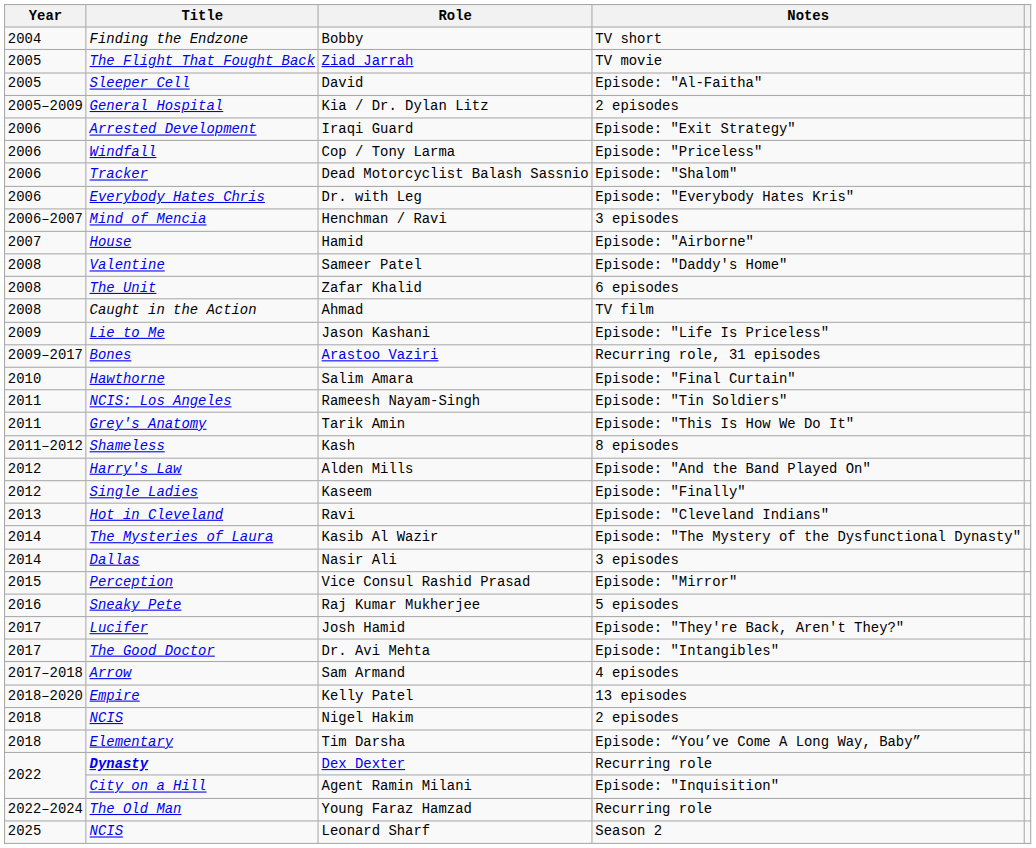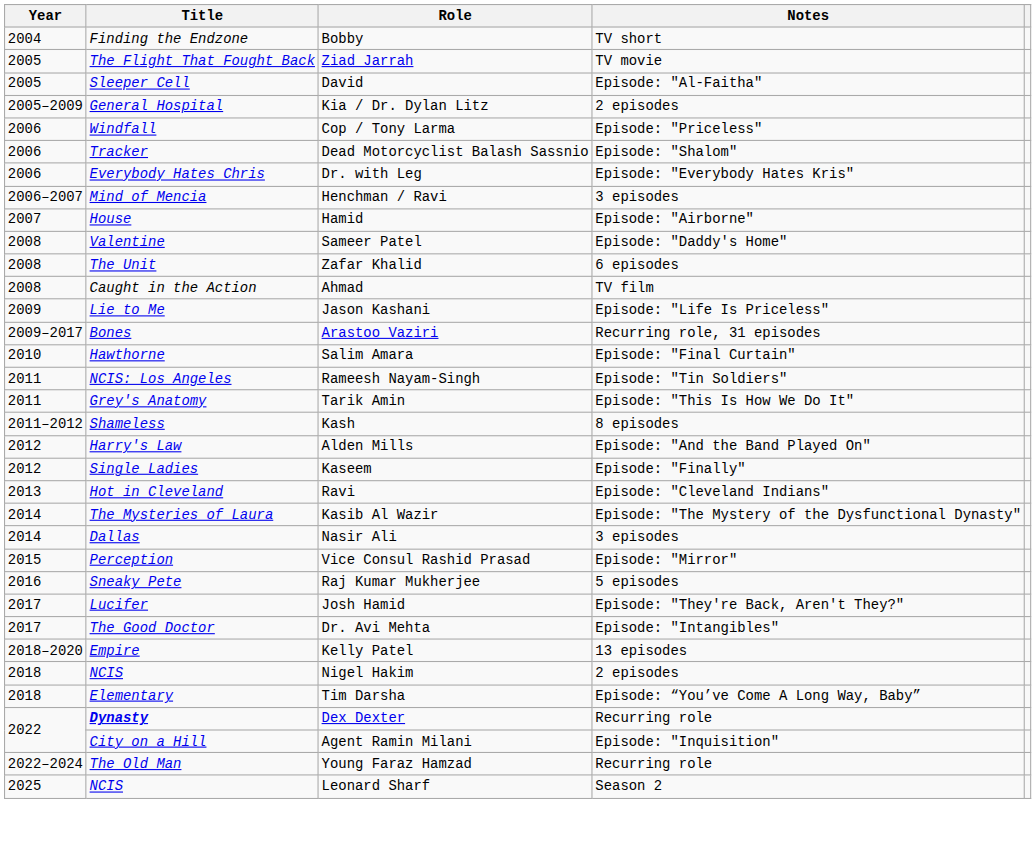- row: (368, 129)
- row: (363, 673)
